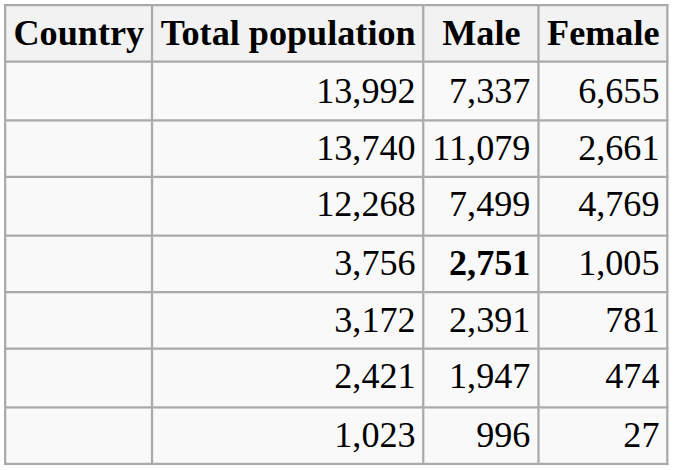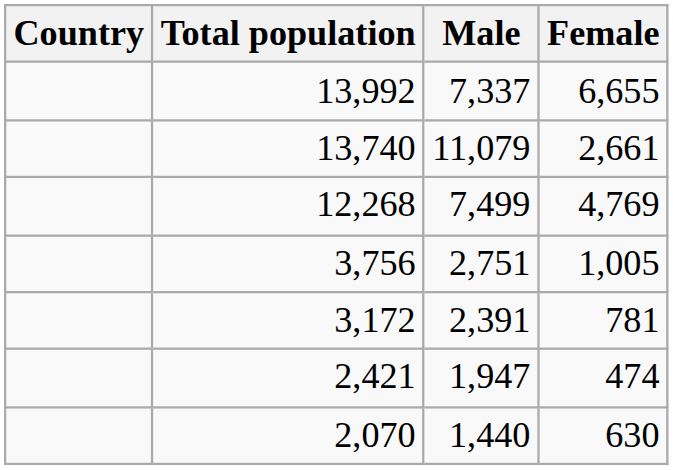(490, 262) bold -> (490, 262) normal
+ row: (375, 434)
- row: (375, 434)
